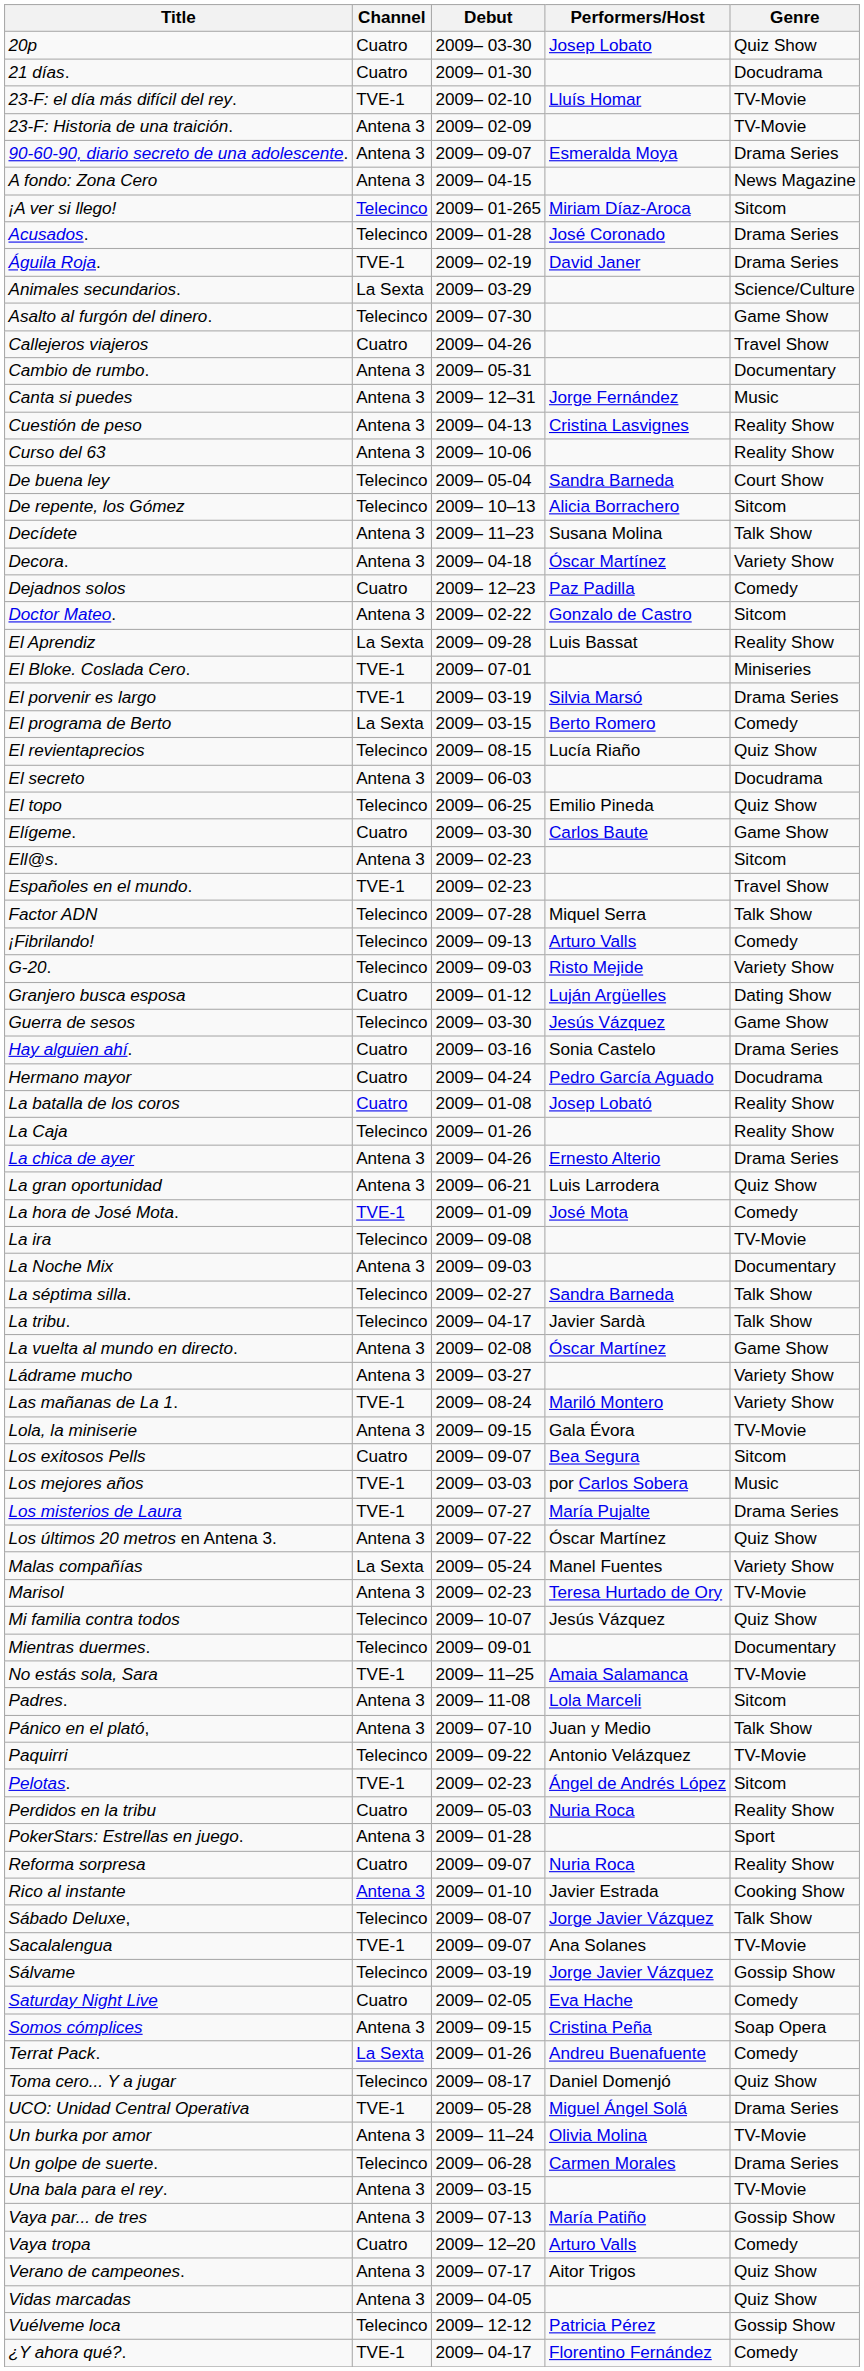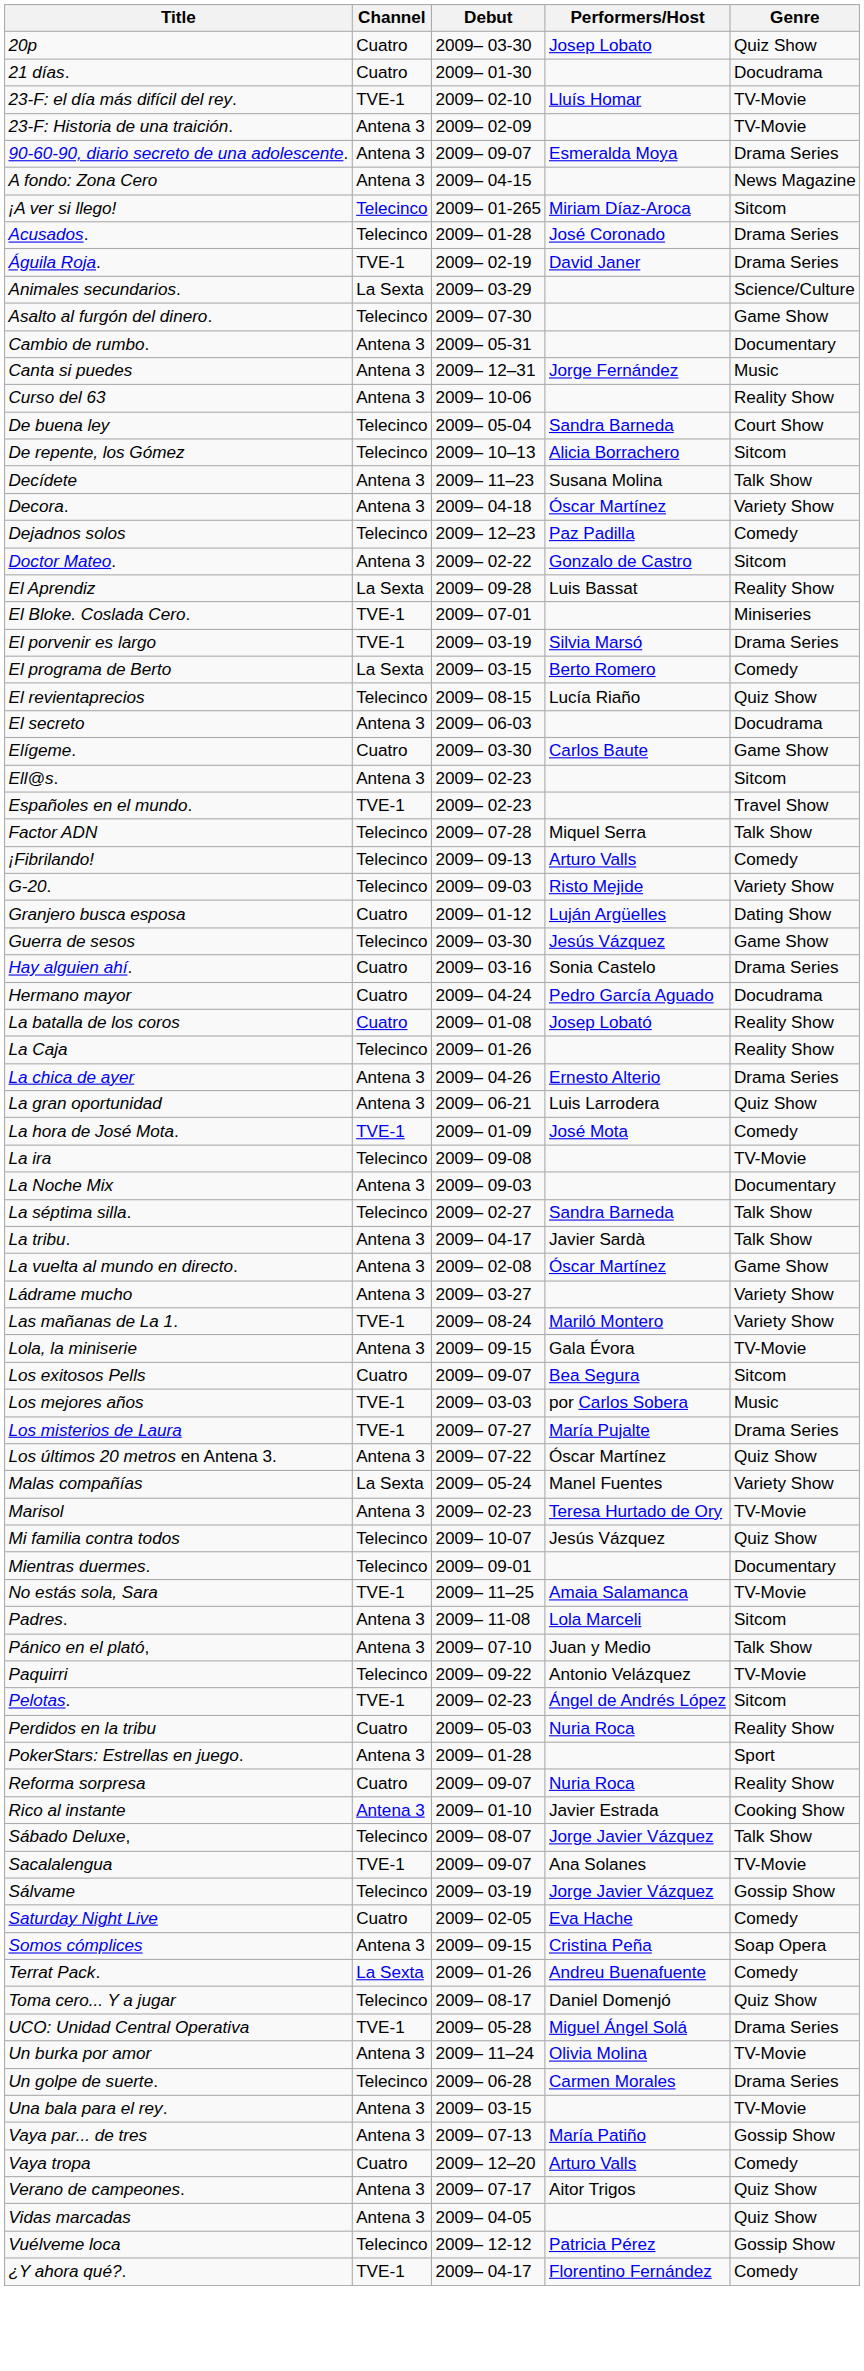- row: (78, 343)
- row: (75, 425)
(382, 588) Cuatro -> (392, 533) Telecinco
- row: (35, 805)
(392, 1321) Telecinco -> (390, 1239) Antena 3
